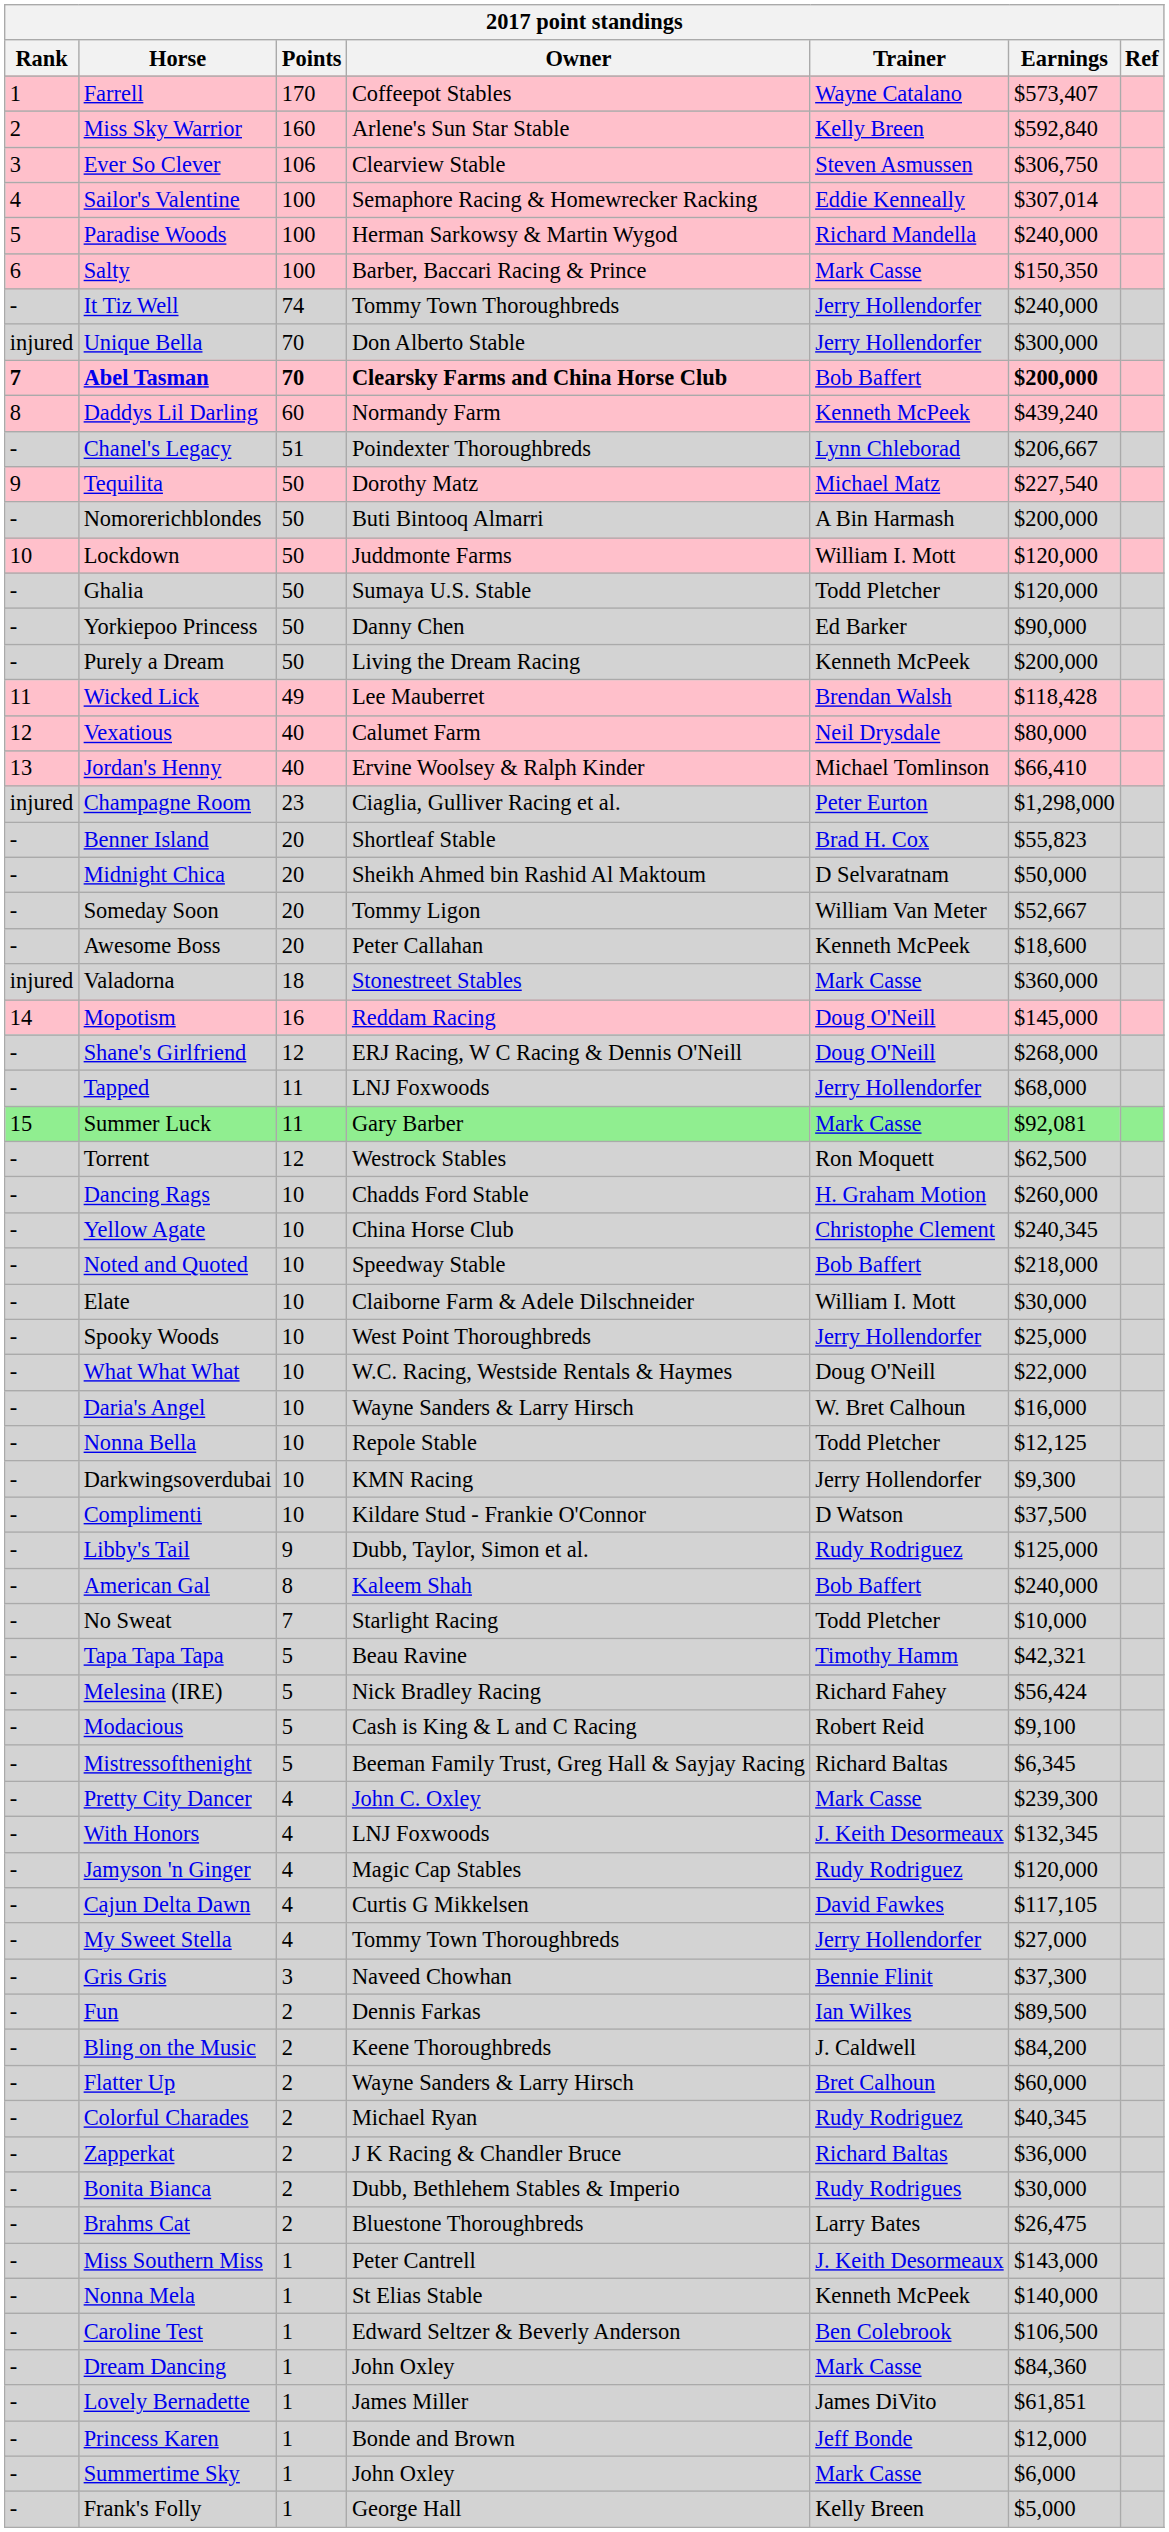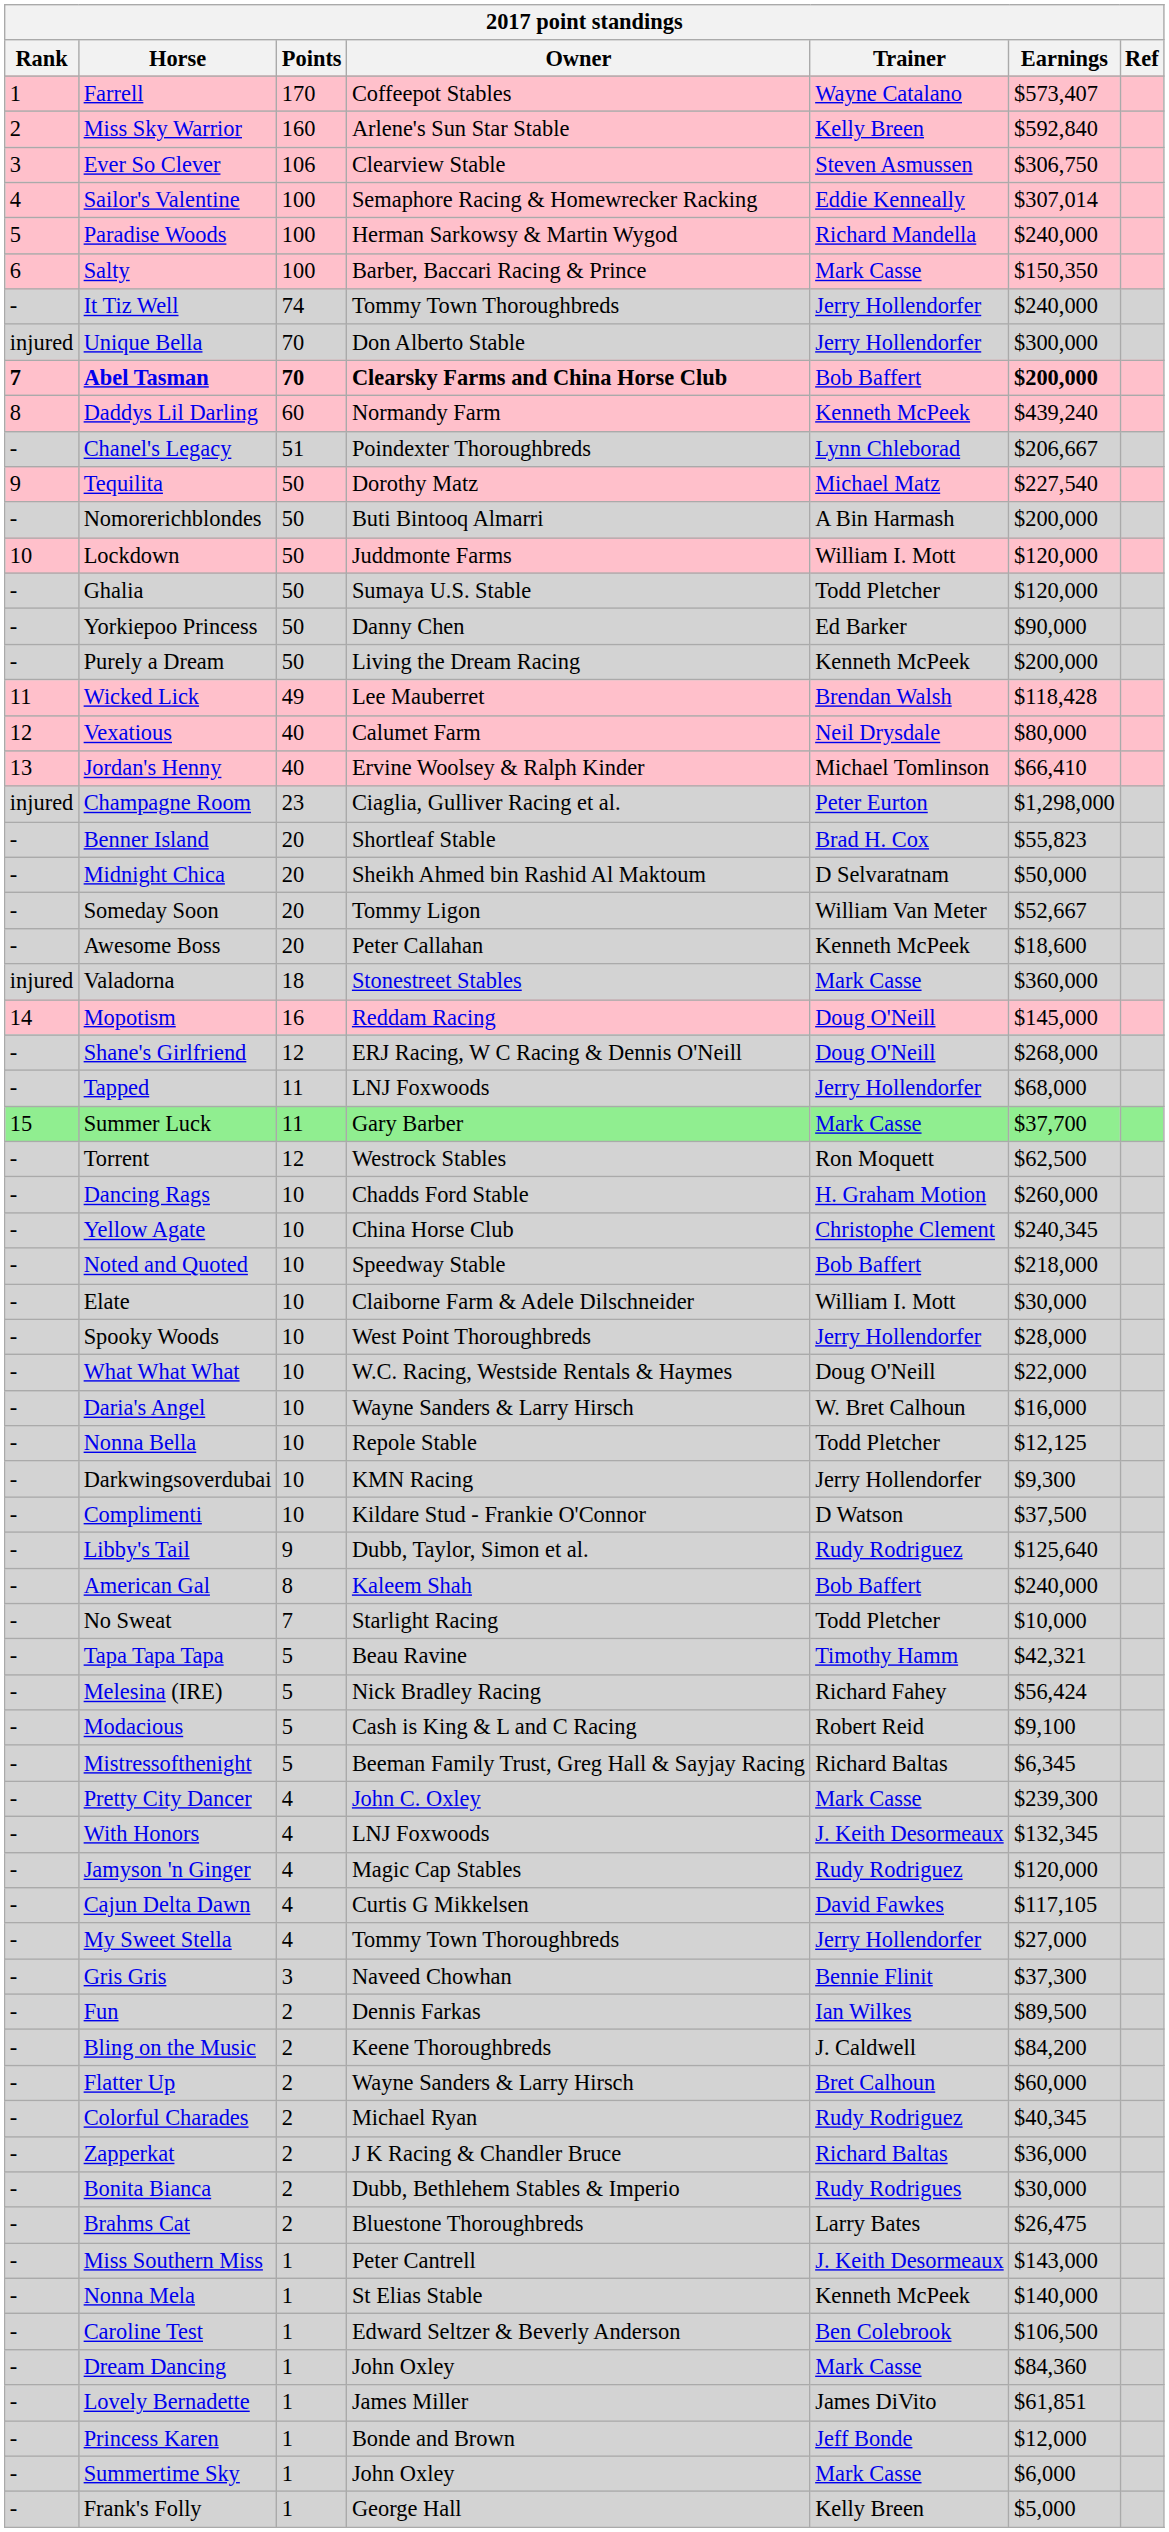(1050, 1123) $92,081 -> (1050, 1123) $37,700
(1050, 1336) $25,000 -> (1050, 1336) $28,000
(1056, 1549) $125,000 -> (1056, 1549) $125,640
